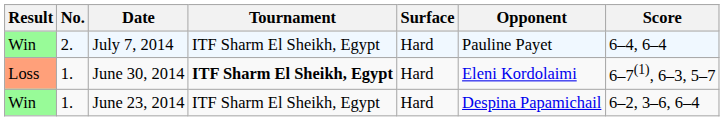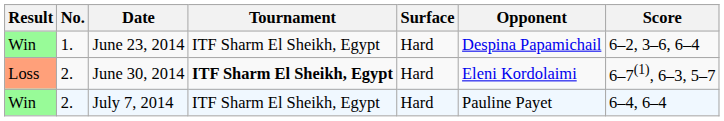rows swapped: (138, 101) <-> (133, 44)
(67, 72) 1. -> (67, 72) 2.
